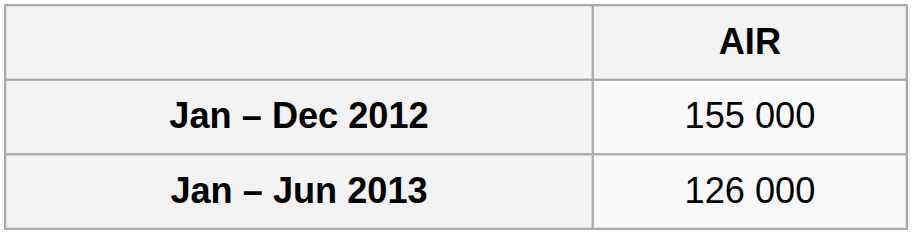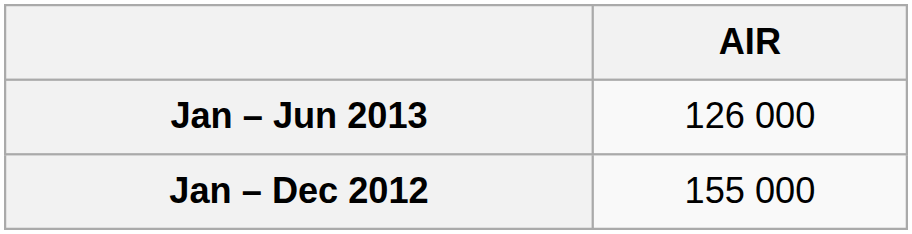rows swapped: (299, 190) <-> (299, 116)
